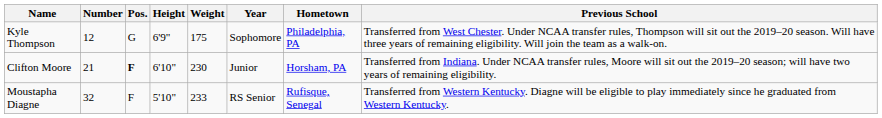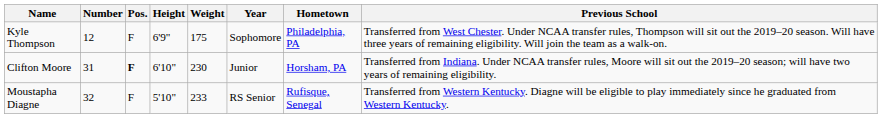(132, 37) G -> (131, 37) F
(88, 67) 21 -> (88, 67) 31
